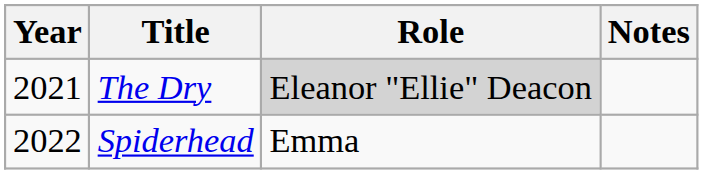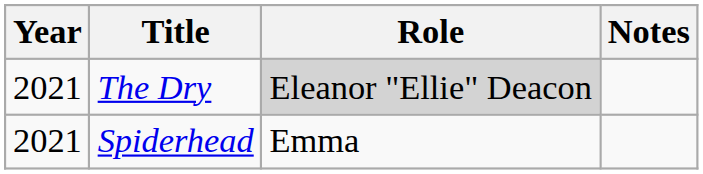(47, 140) 2022 -> (47, 140) 2021
